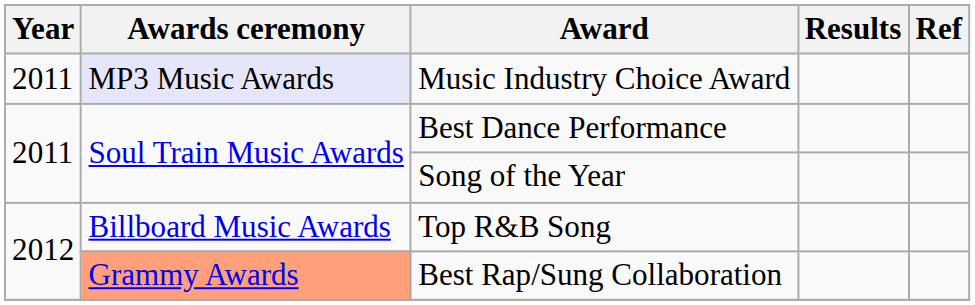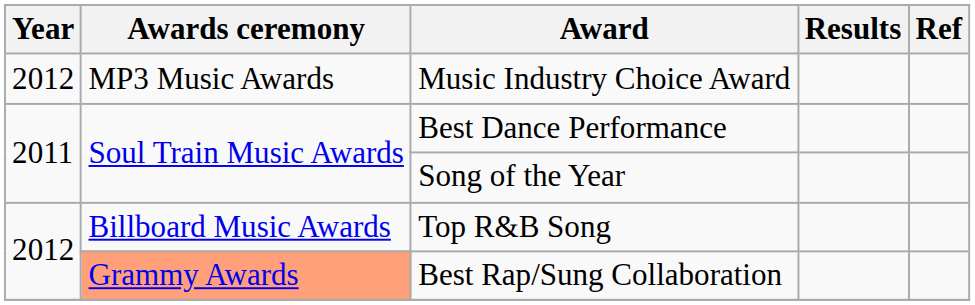(43, 78) 2011 -> (43, 78) 2012
(211, 78) lavender background -> (211, 78) no background
